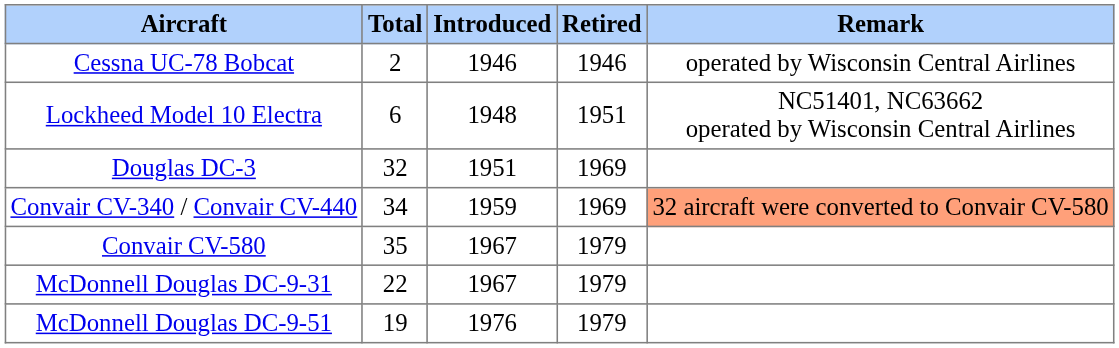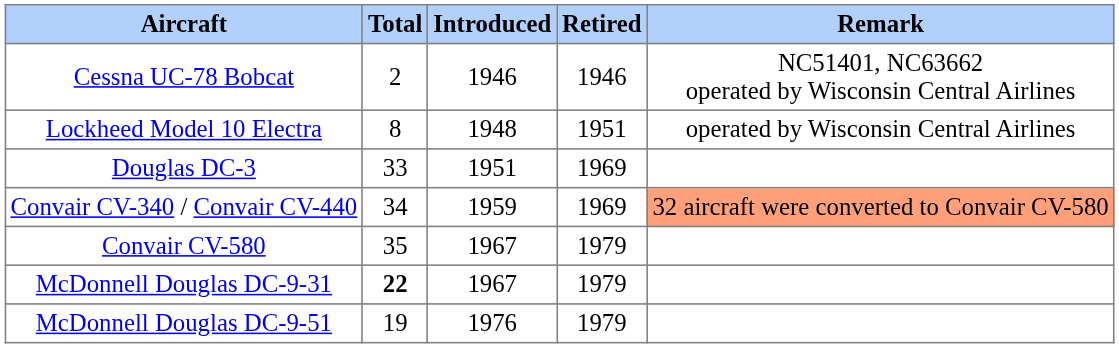(881, 62) operated by Wisconsin Central Airlines -> (881, 76) NC51401, NC63662 operated by Wisconsin Central Airlines
(395, 115) 6 -> (395, 129) 8
(881, 115) NC51401, NC63662 operated by Wisconsin Central Airlines -> (881, 129) operated by Wisconsin Central Airlines
(395, 168) 32 -> (395, 168) 33
(395, 284) normal -> (395, 284) bold
